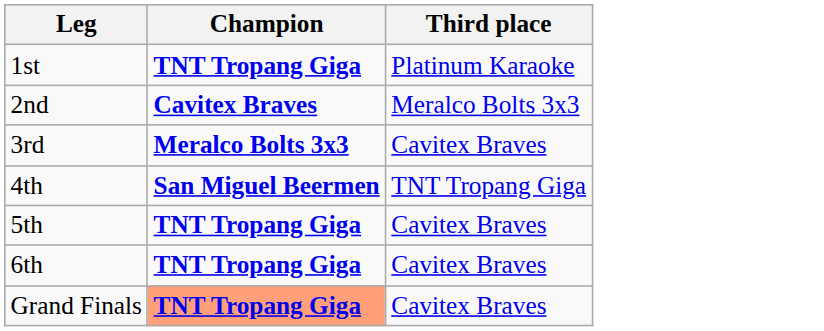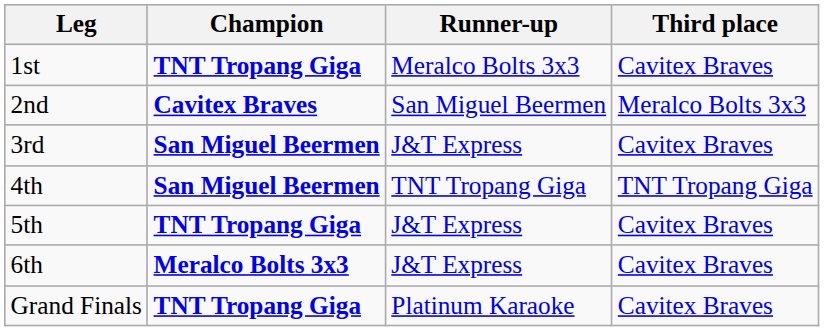+ column: (499, 24)
(483, 64) Platinum Karaoke -> (695, 64) Cavitex Braves
(251, 144) Meralco Bolts 3x3 -> (267, 144) San Miguel Beermen
(257, 265) TNT Tropang Giga -> (251, 265) Meralco Bolts 3x3
(257, 305) lightsalmon background -> (257, 305) no background
